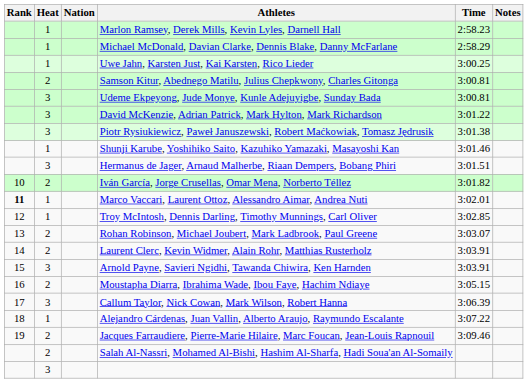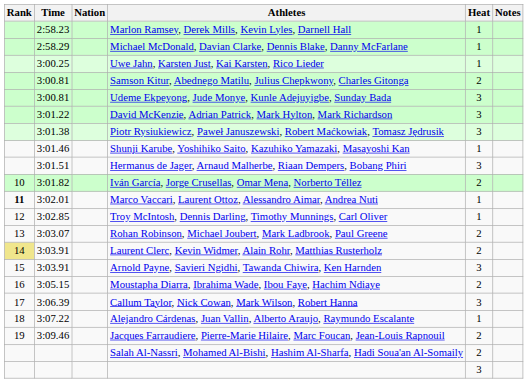columns swapped: (48, 13) <-> (474, 13)
(19, 251) no background -> (19, 251) khaki background
